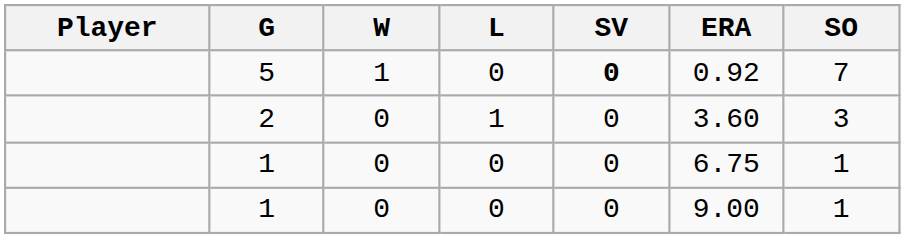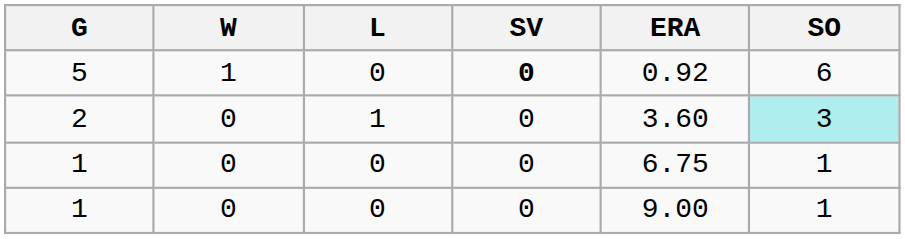- column: (107, 28)
(841, 73) 7 -> (824, 73) 6
(841, 119) no background -> (824, 119) paleturquoise background
